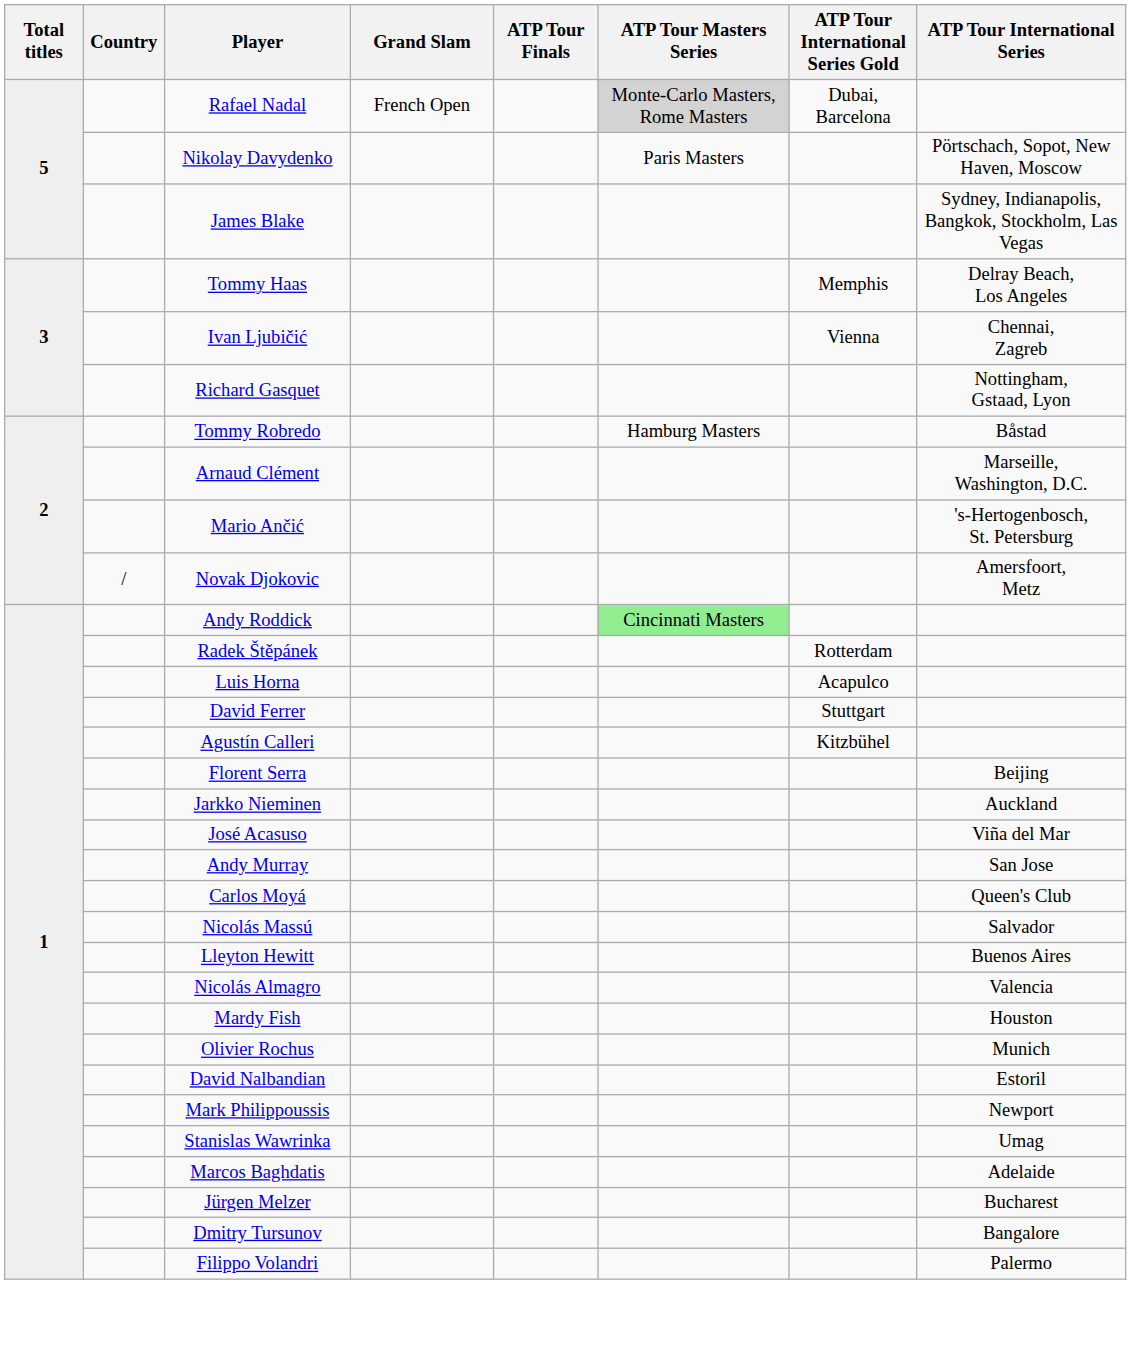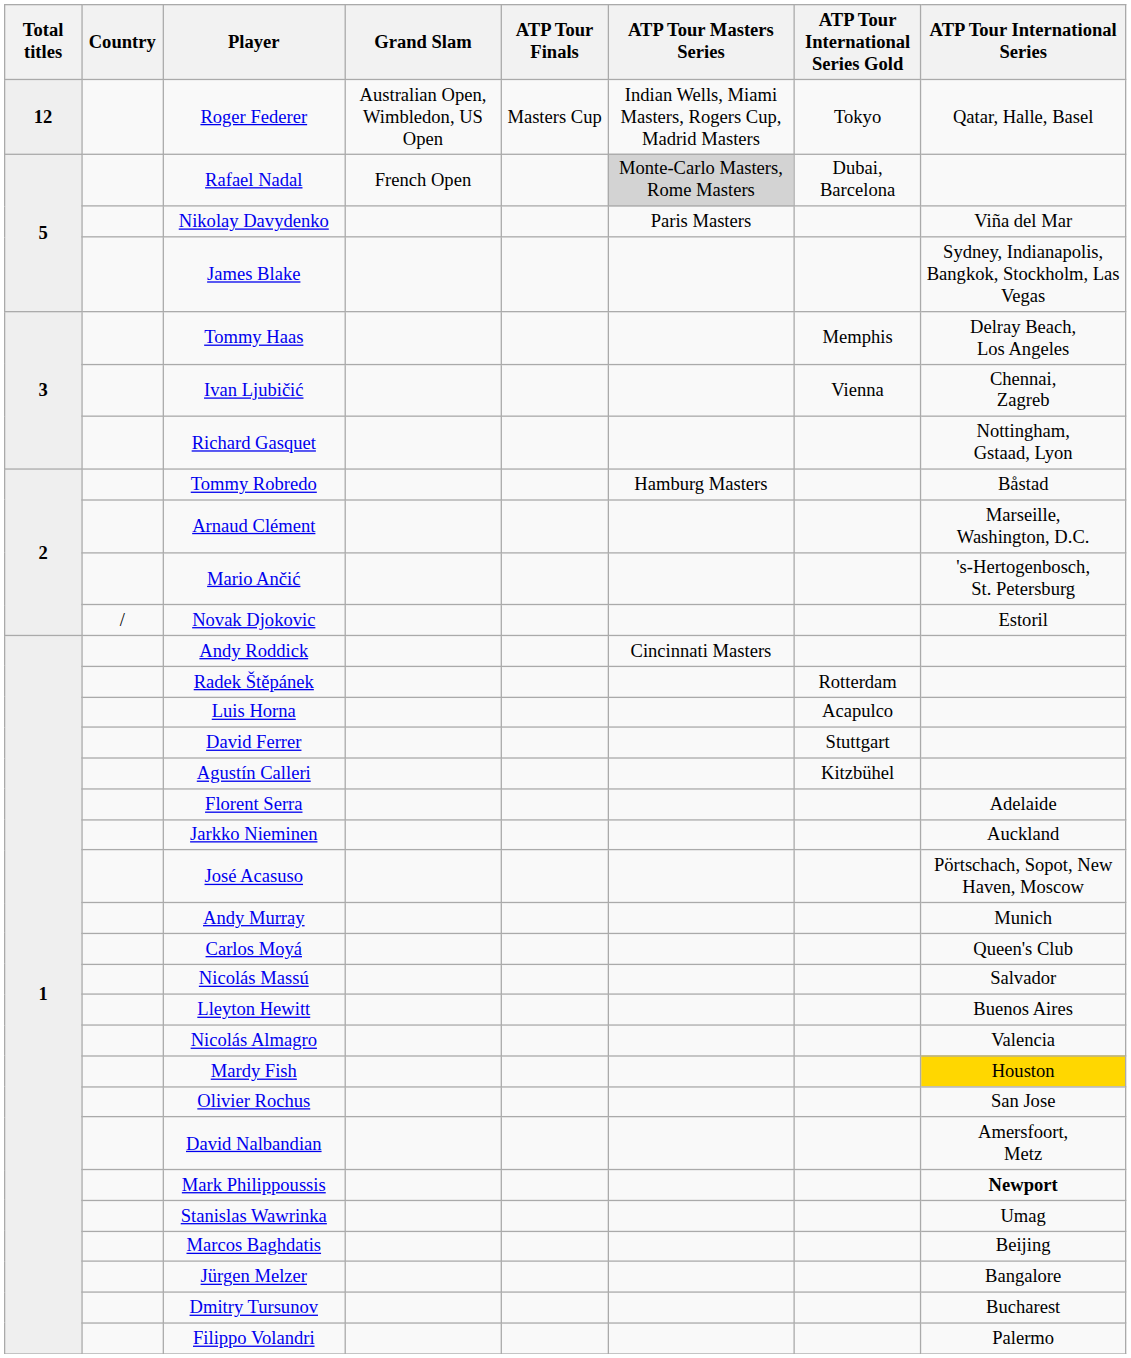+ row: (254, 116)
(1021, 158) Pörtschach, Sopot, New Haven, Moscow -> (1023, 221) Viña del Mar
(1021, 578) Amersfoort, Metz -> (1023, 620) Estoril
(694, 620) lightgreen background -> (701, 651) no background
(1021, 773) Beijing -> (1023, 804) Adelaide
(1021, 834) Viña del Mar -> (1023, 876) Pörtschach, Sopot, New Haven, Moscow
(1021, 865) San Jose -> (1023, 918) Munich
(1021, 1018) no background -> (1023, 1071) gold background
(1021, 1049) Munich -> (1023, 1101) San Jose
(1021, 1079) Estoril -> (1023, 1143) Amersfoort, Metz
(1021, 1110) normal -> (1023, 1185) bold
(1021, 1171) Adelaide -> (1023, 1246) Beijing
(1021, 1202) Bucharest -> (1023, 1276) Bangalore
(1021, 1233) Bangalore -> (1023, 1307) Bucharest
